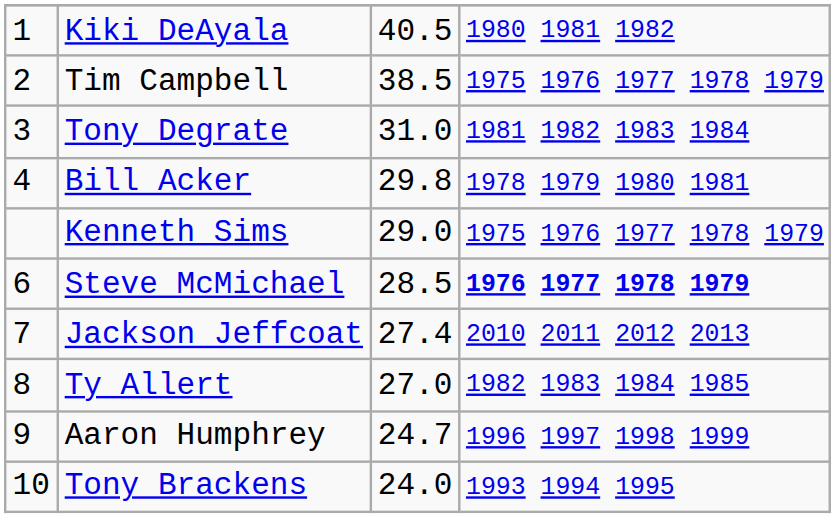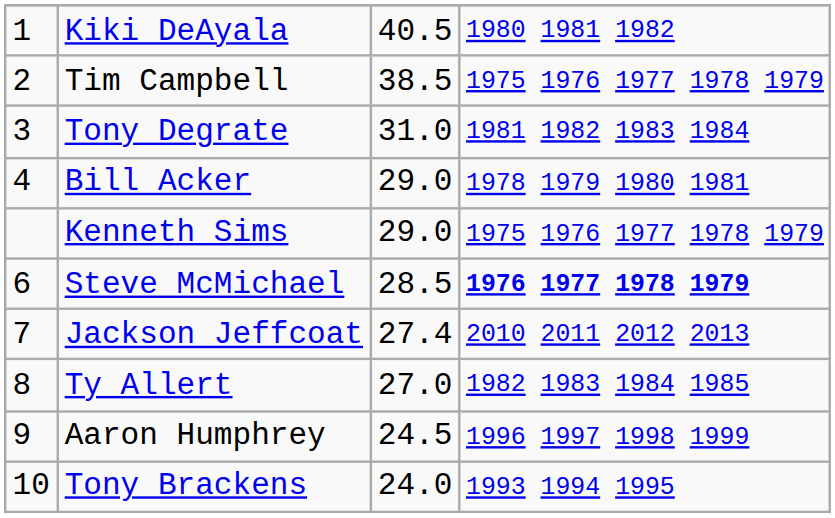(415, 182) 29.8 -> (415, 182) 29.0
(415, 436) 24.7 -> (415, 436) 24.5
